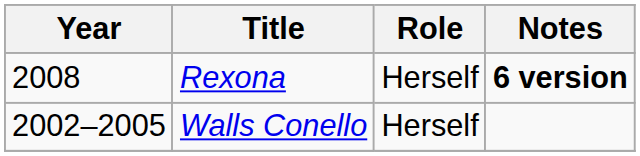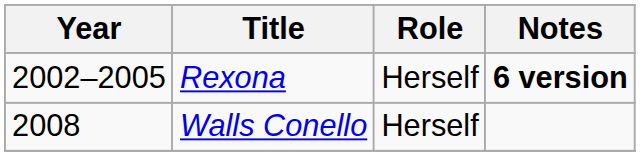(46, 77) 2008 -> (89, 77) 2002–2005
(89, 126) 2002–2005 -> (46, 126) 2008
